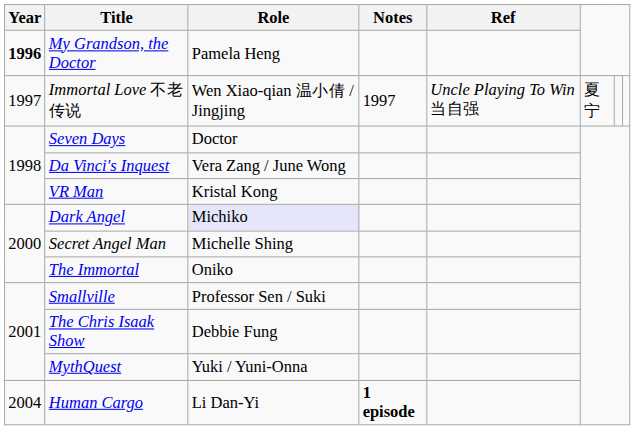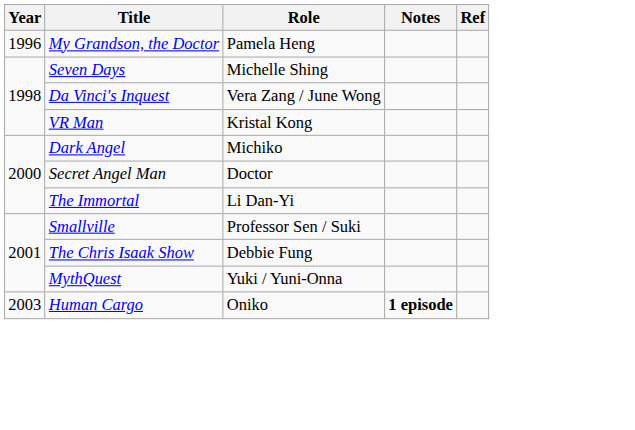(25, 52) bold -> (25, 43) normal
- row: (116, 100)
(215, 139) Doctor -> (277, 69) Michelle Shing
(220, 217) lavender background -> (255, 148) no background
(242, 243) Michelle Shing -> (250, 174) Doctor
(212, 269) Oniko -> (260, 200) Li Dan-Yi
(25, 402) 2004 -> (25, 305) 2003
(225, 402) Li Dan-Yi -> (247, 305) Oniko
